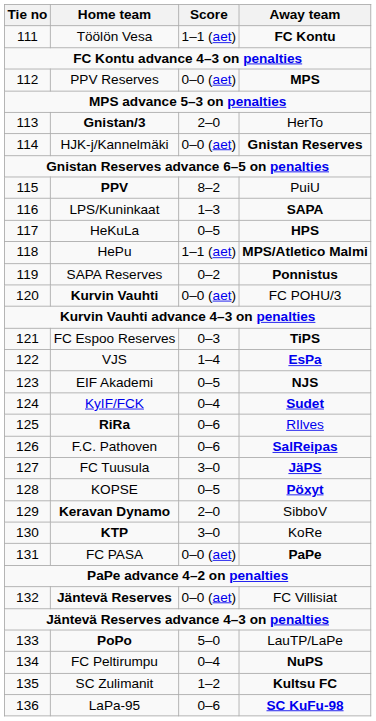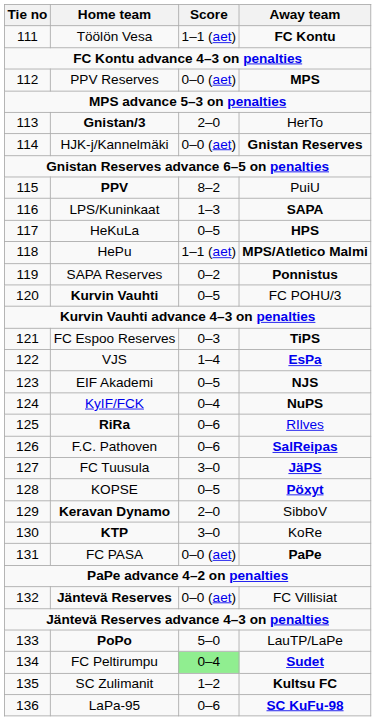(209, 295) 0–0 (aet) -> (209, 295) 0–5
(305, 403) Sudet -> (305, 403) NuPS
(209, 662) no background -> (209, 662) lightgreen background
(305, 662) NuPS -> (305, 662) Sudet
